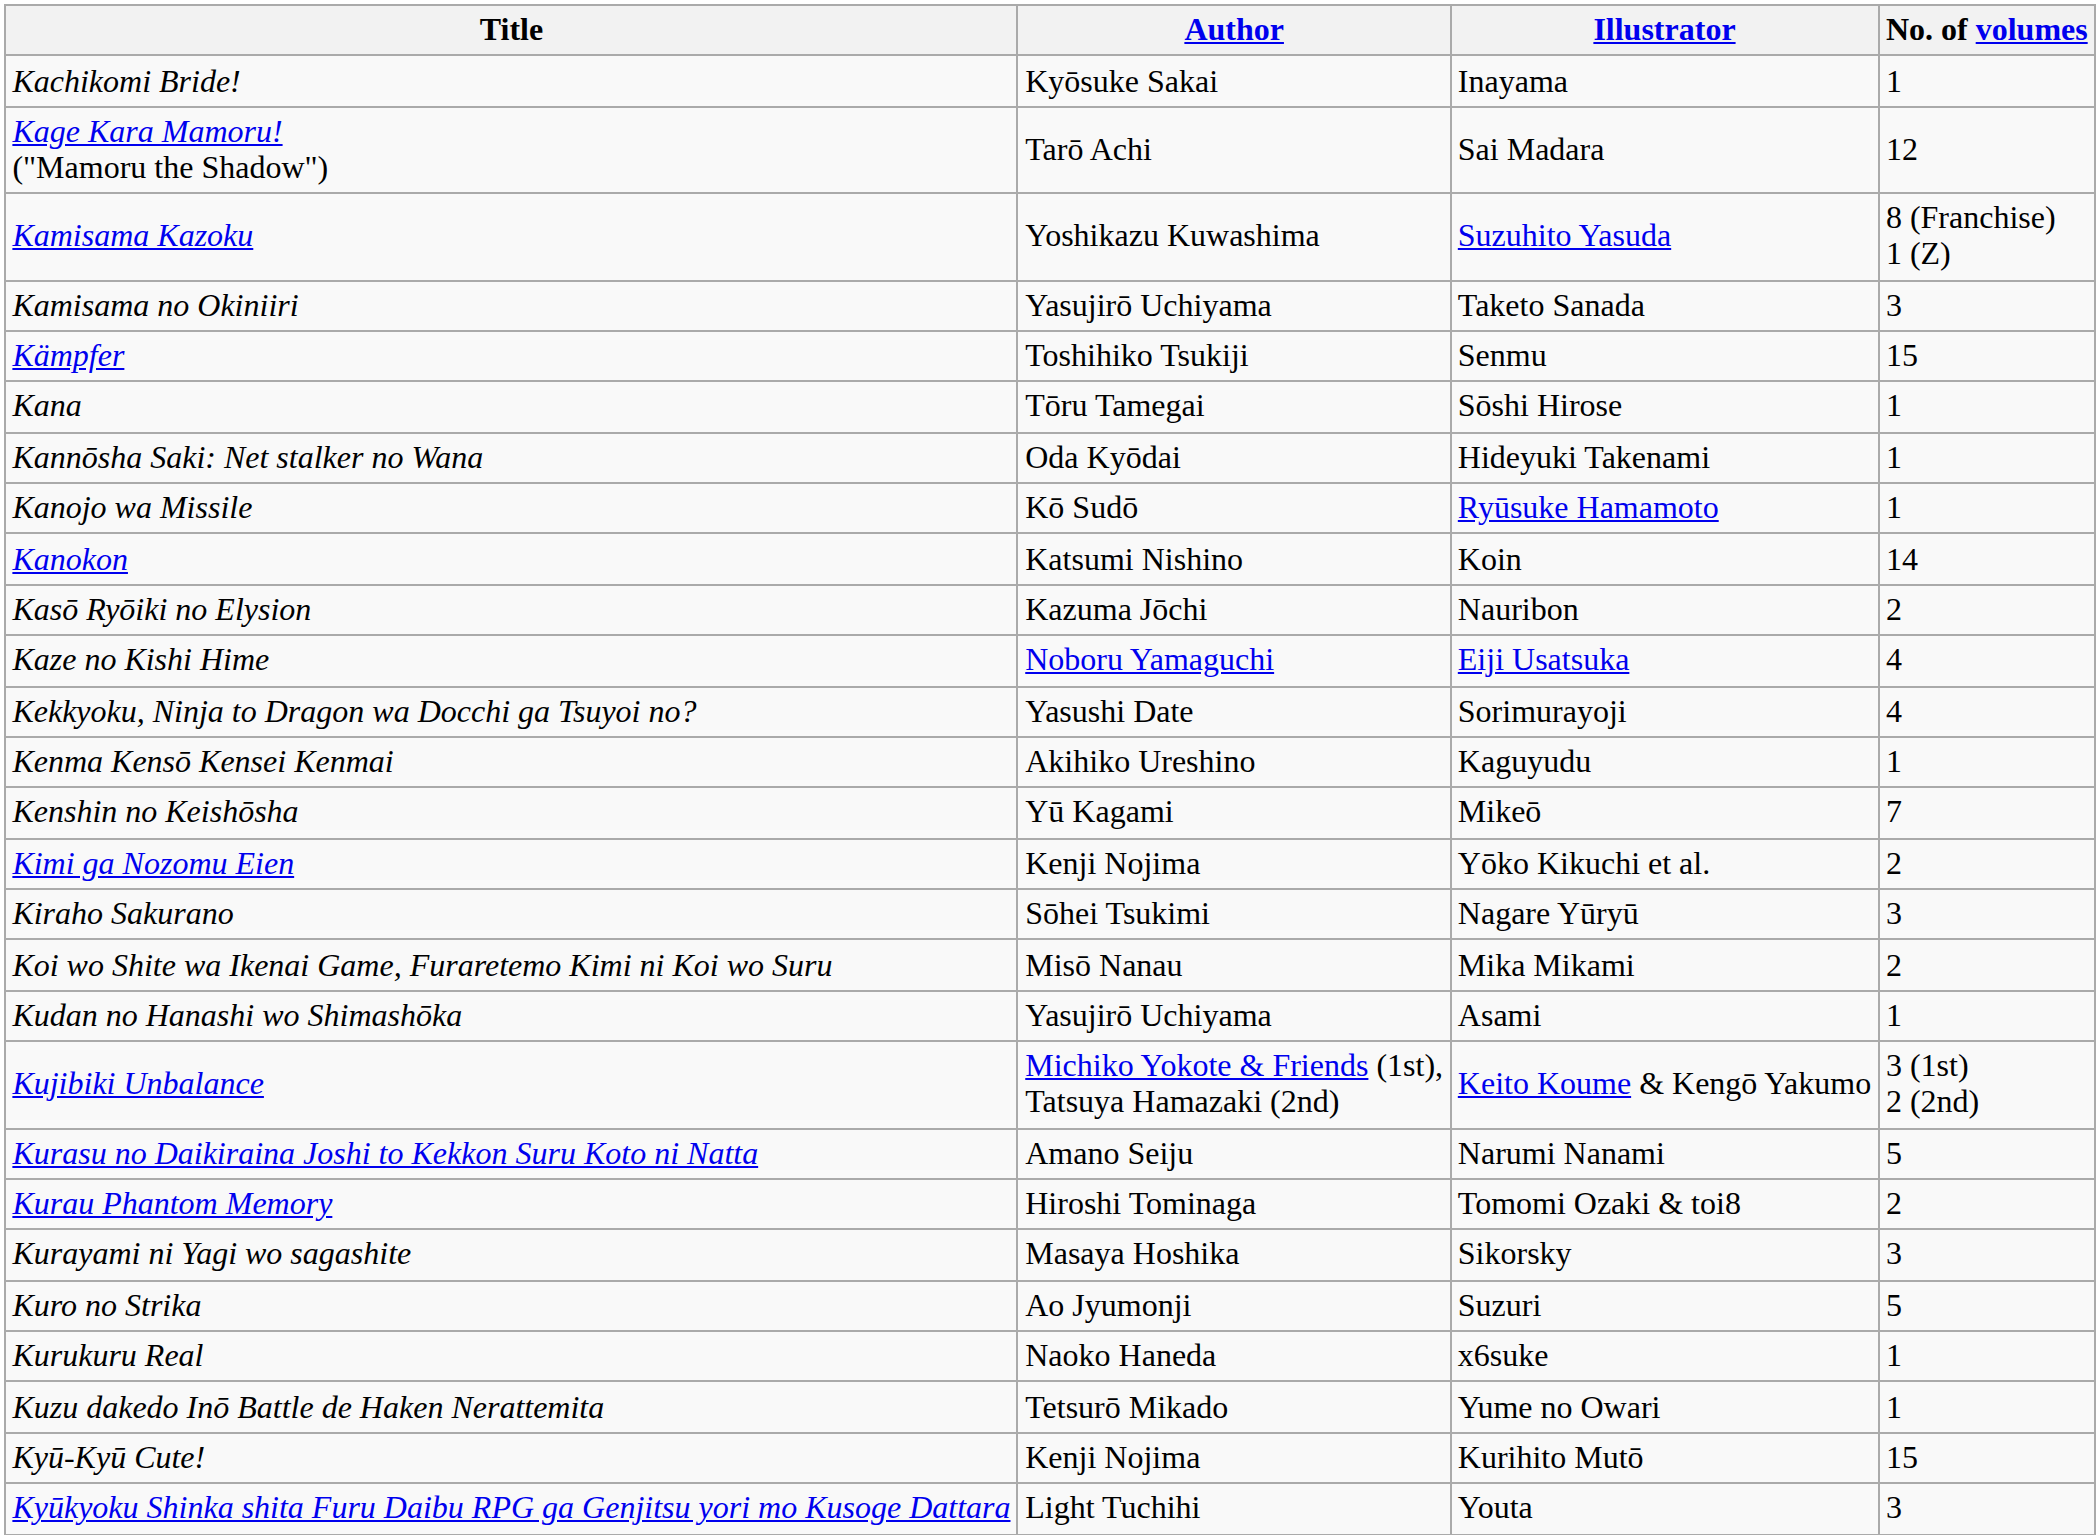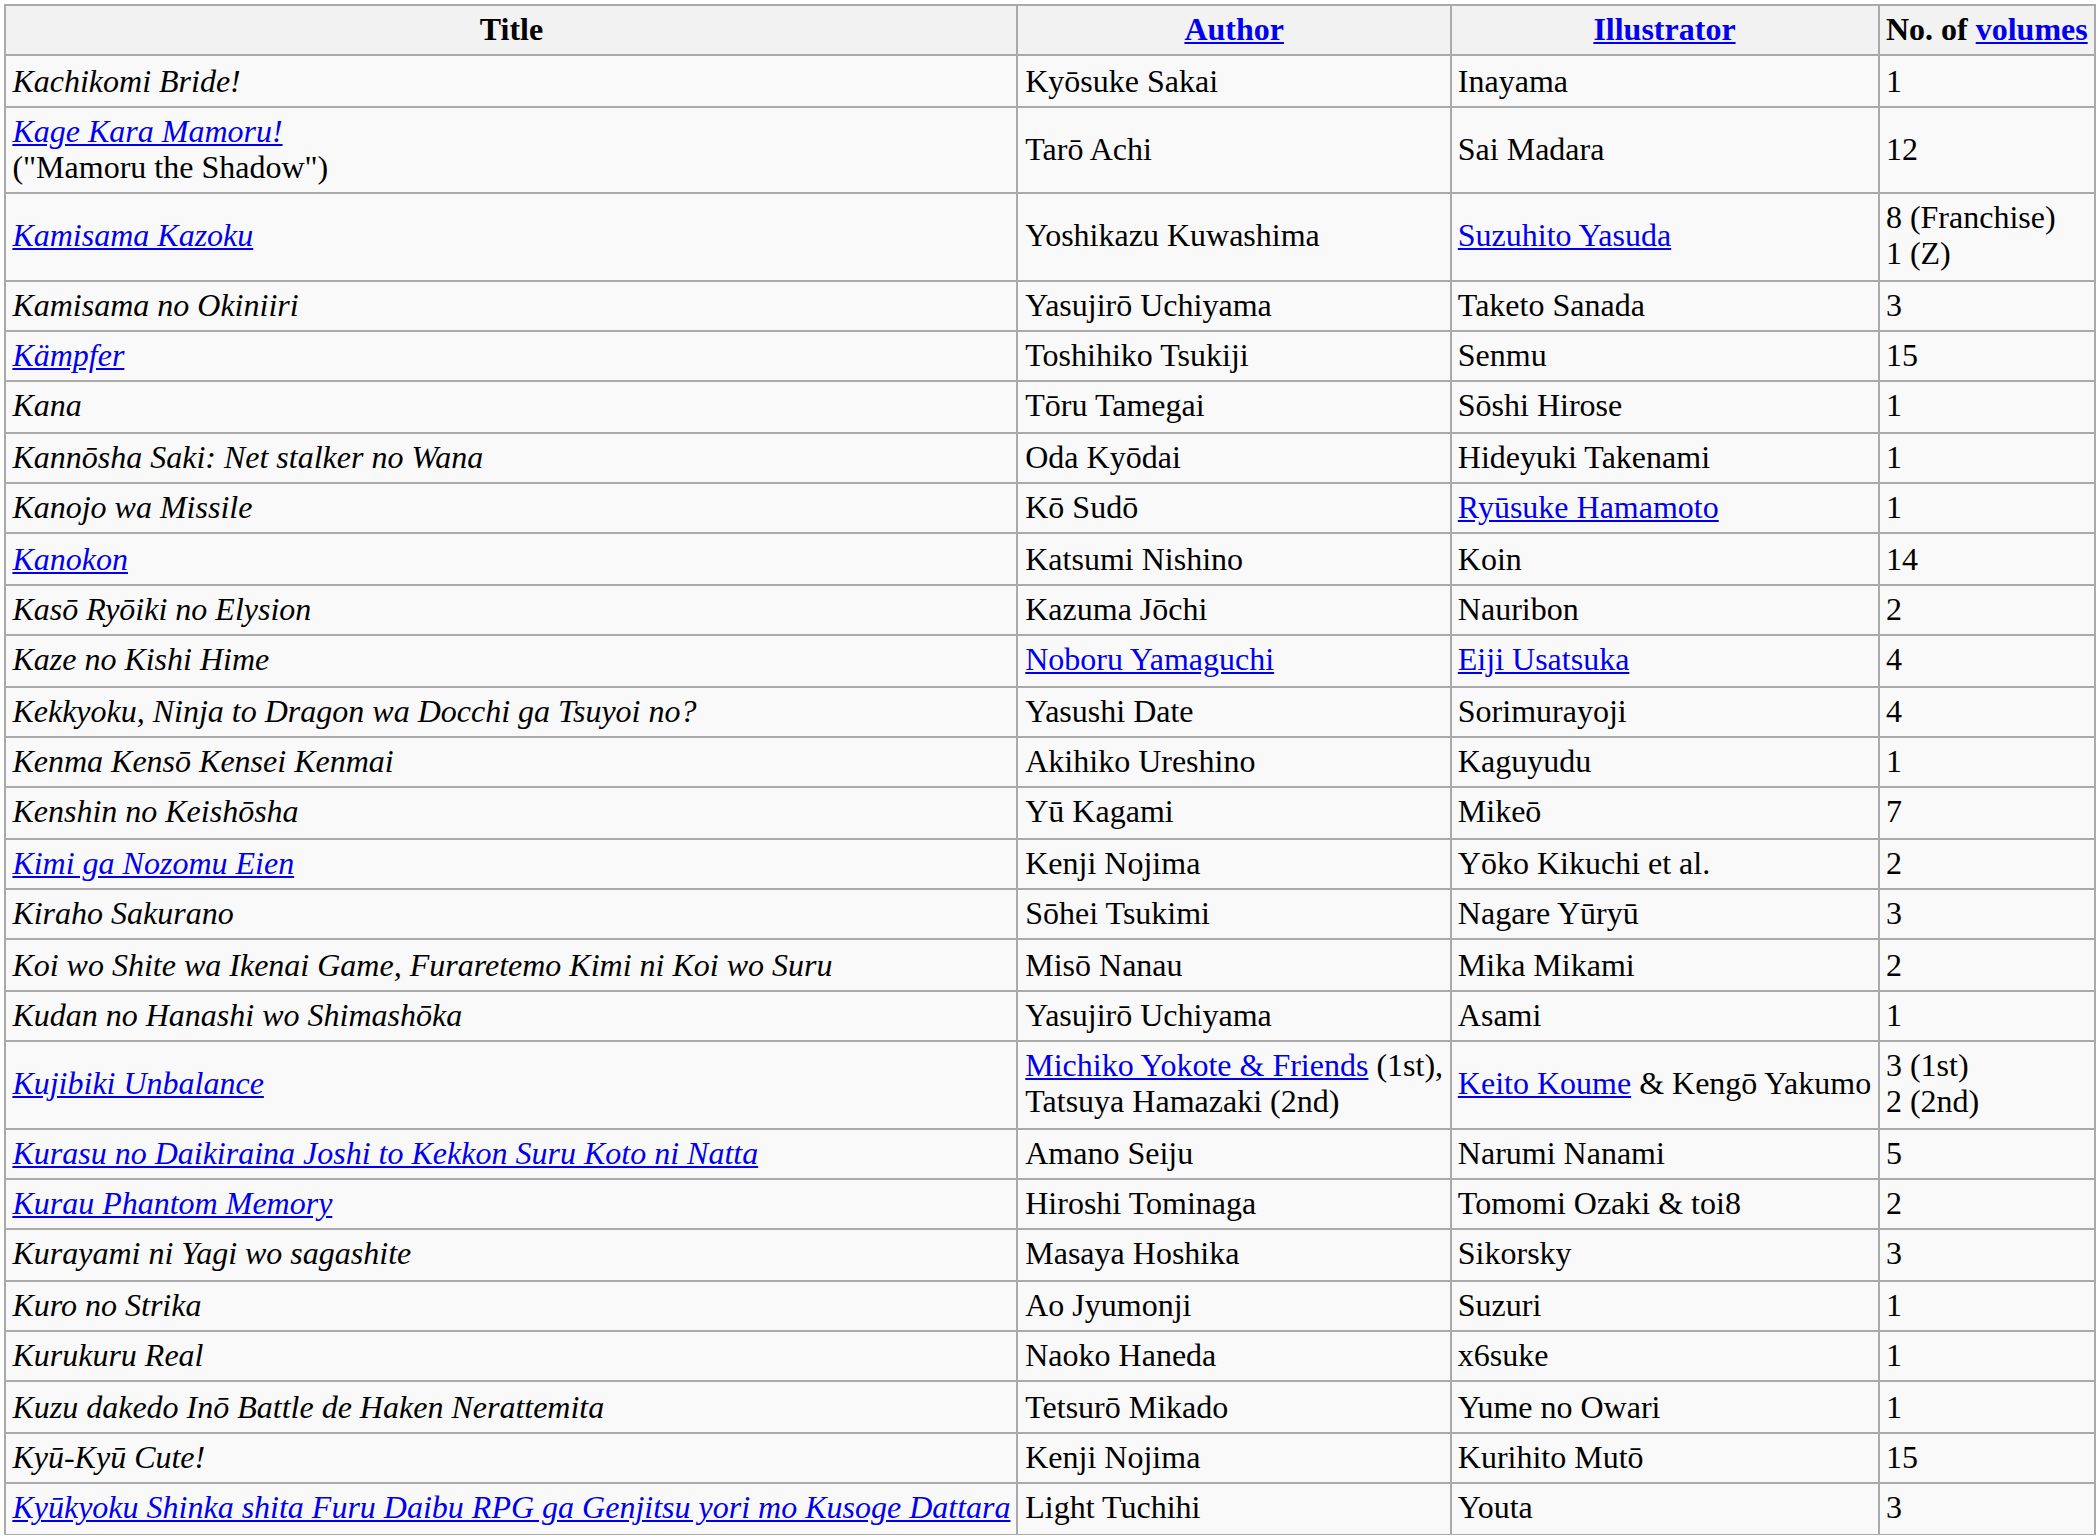(1894, 1305) 5 -> (1894, 1305) 1
